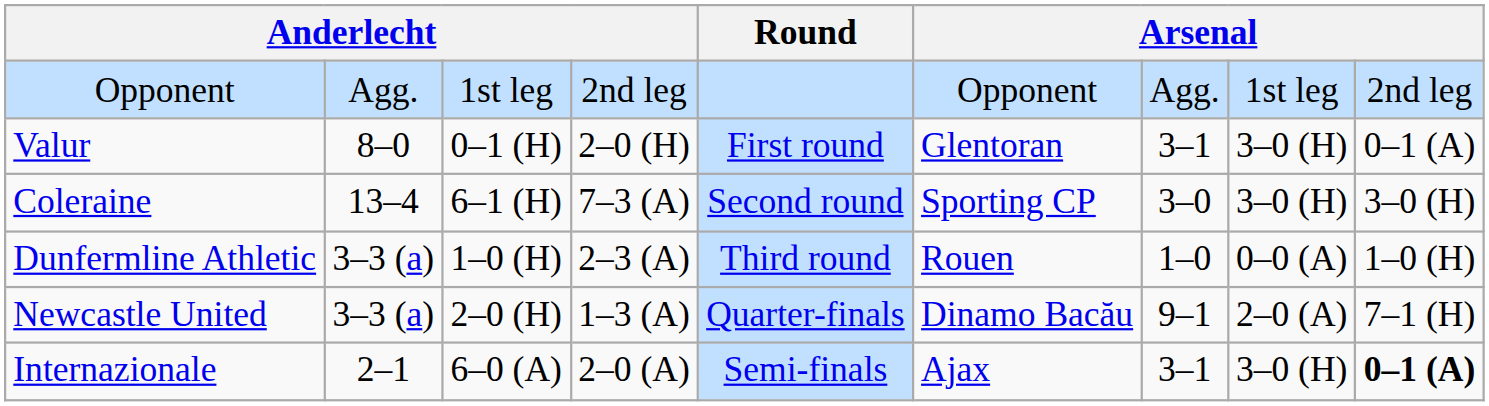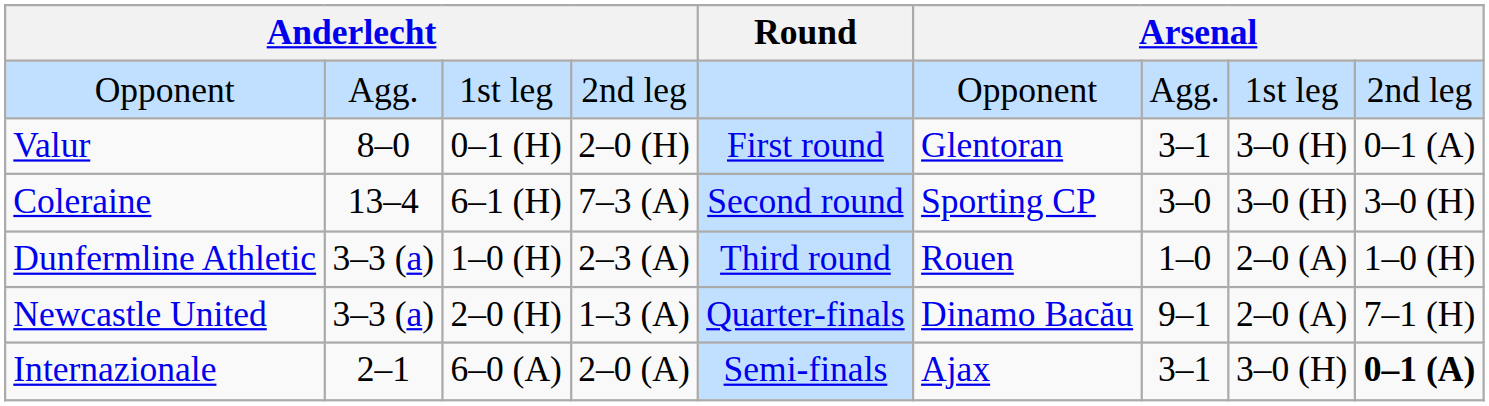(1292, 257) 0–0 (A) -> (1292, 257) 2–0 (A)
